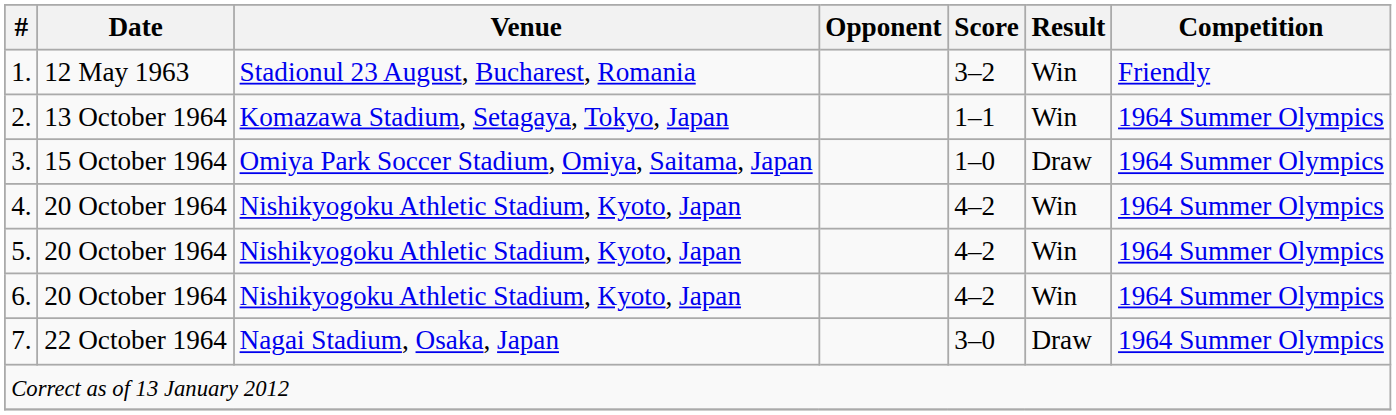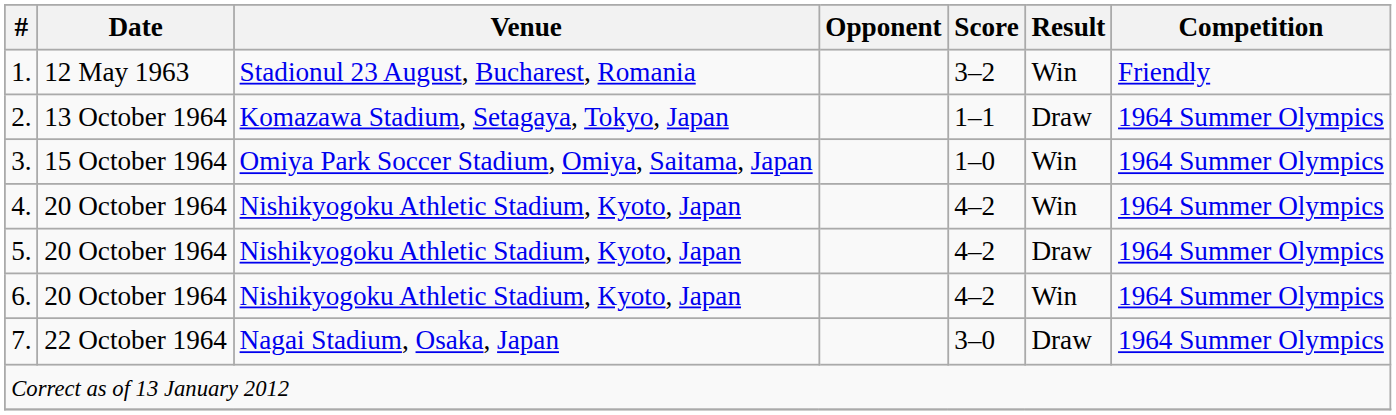(1054, 116) Win -> (1062, 116) Draw
(1062, 161) Draw -> (1054, 161) Win
(1054, 251) Win -> (1062, 251) Draw
